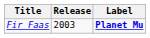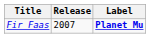(64, 26) 2003 -> (64, 26) 2007
